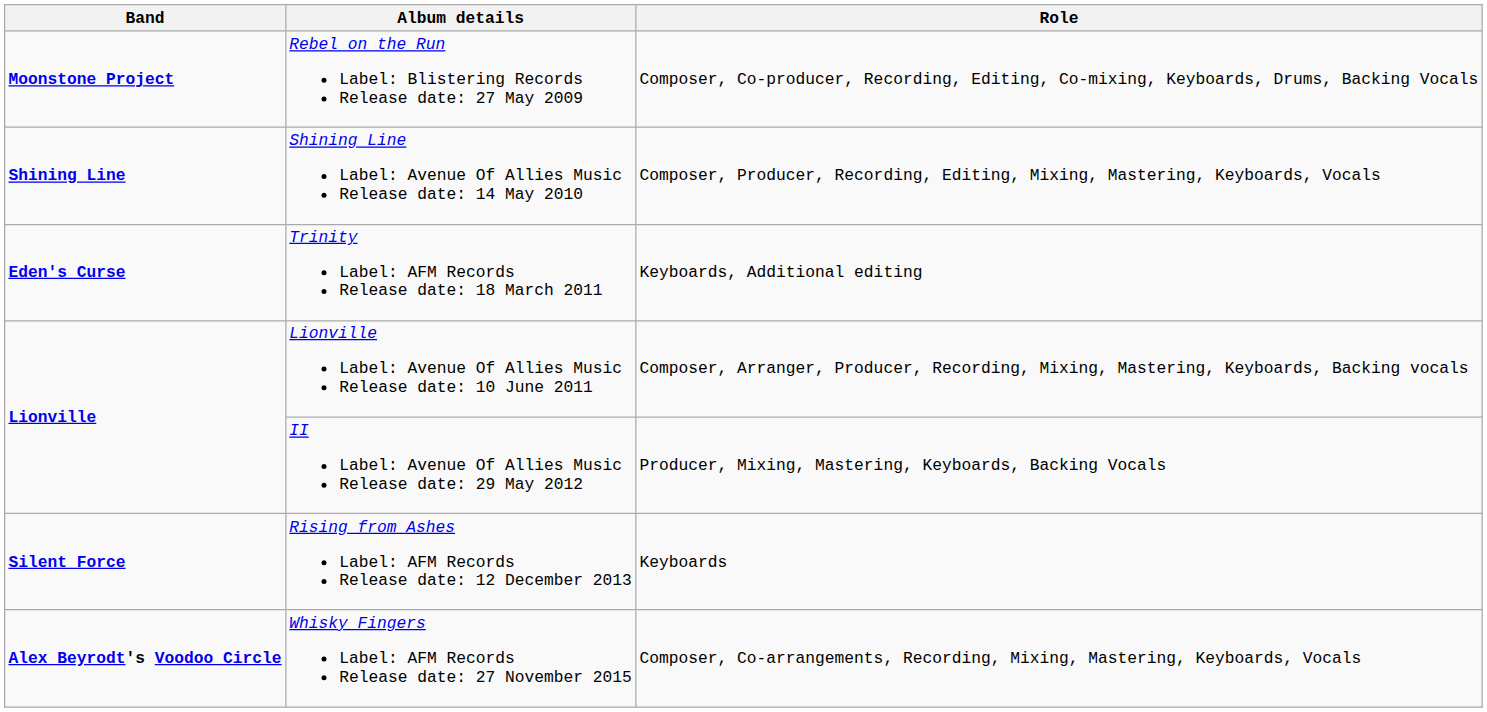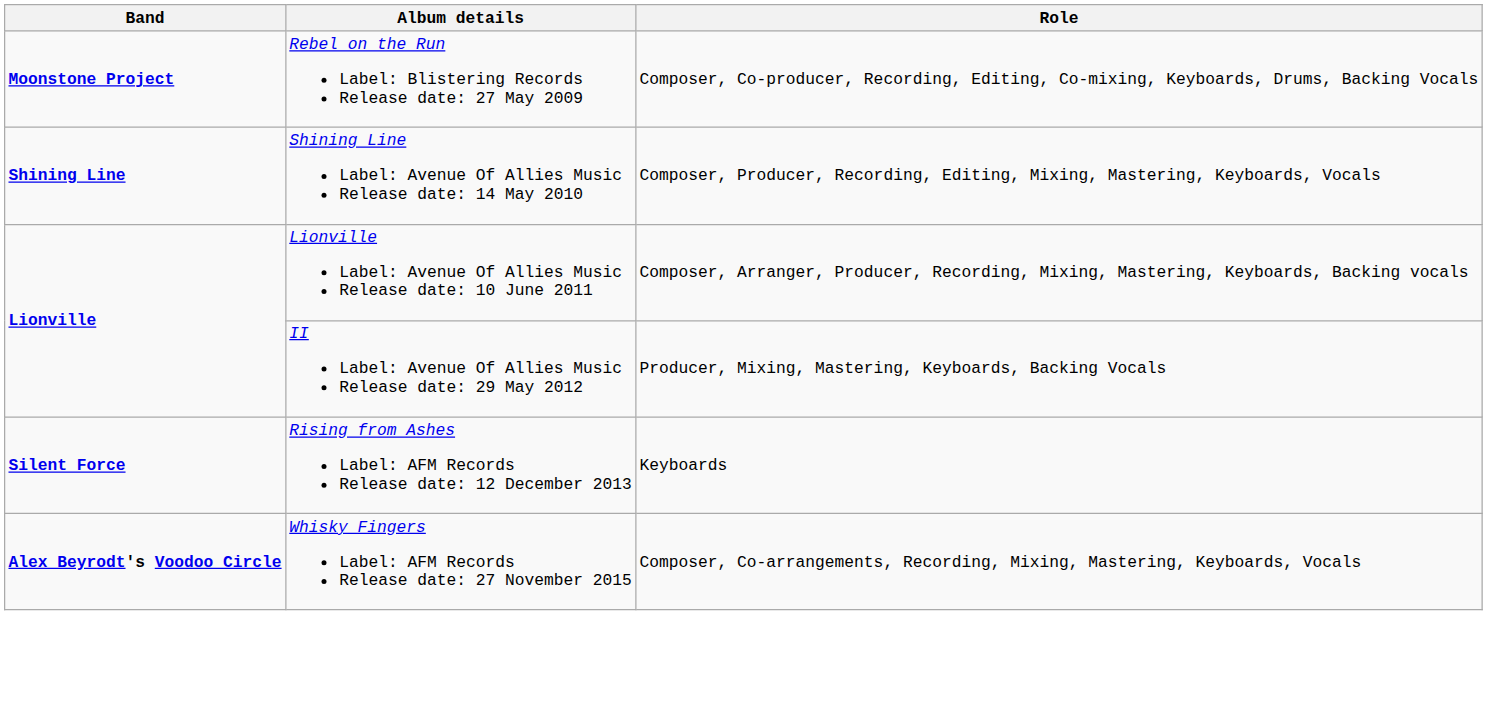- row: (461, 264)
